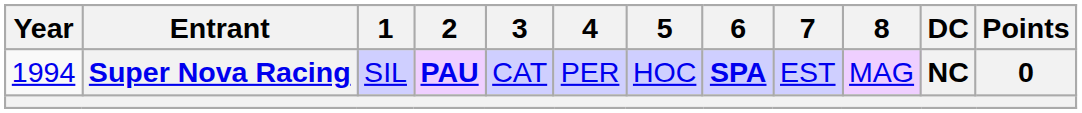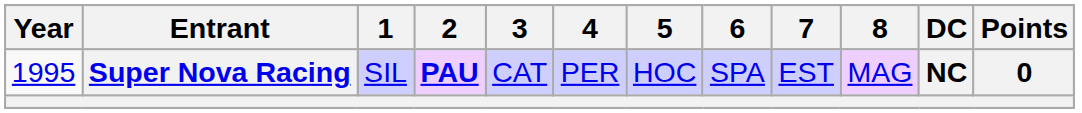(44, 72) 1994 -> (44, 72) 1995
(738, 72) bold -> (737, 72) normal
